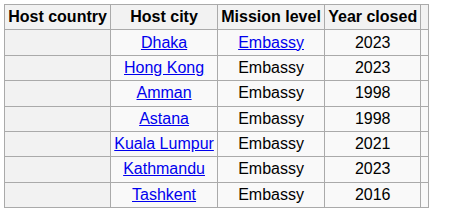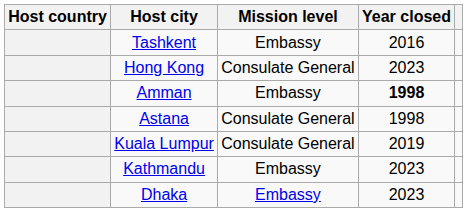rows swapped: (164, 42) <-> (164, 194)
(271, 67) Embassy -> (288, 67) Consulate General
(373, 93) normal -> (406, 93) bold
(271, 118) Embassy -> (288, 118) Consulate General
(271, 144) Embassy -> (288, 144) Consulate General
(373, 144) 2021 -> (406, 144) 2019
